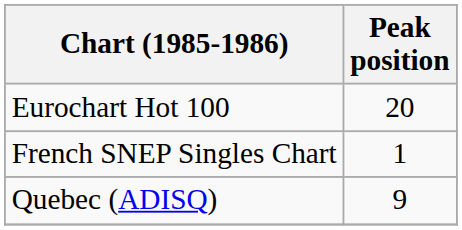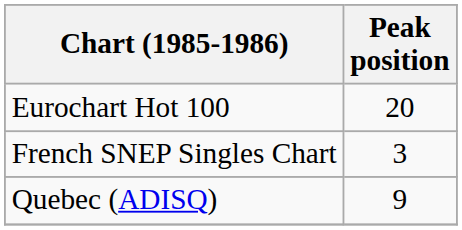(400, 153) 1 -> (400, 153) 3
